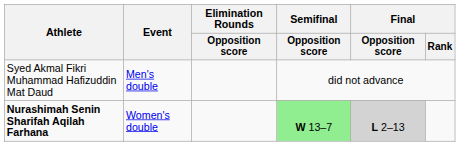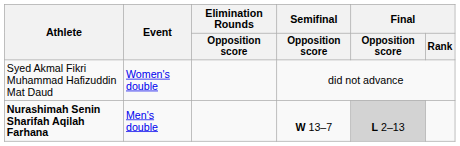(142, 81) Men's double -> (148, 81) Women's double
(148, 121) Women's double -> (142, 121) Men's double
(314, 127) lightgreen background -> (314, 127) no background
